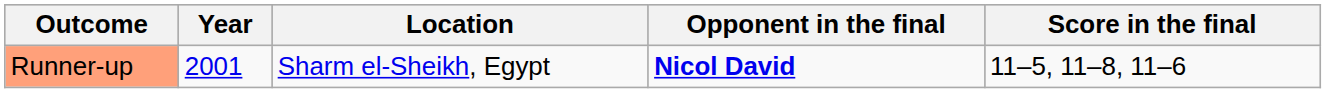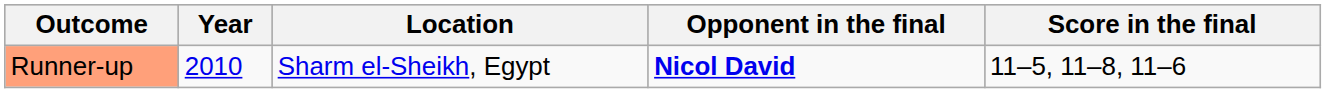(214, 66) 2001 -> (214, 66) 2010
